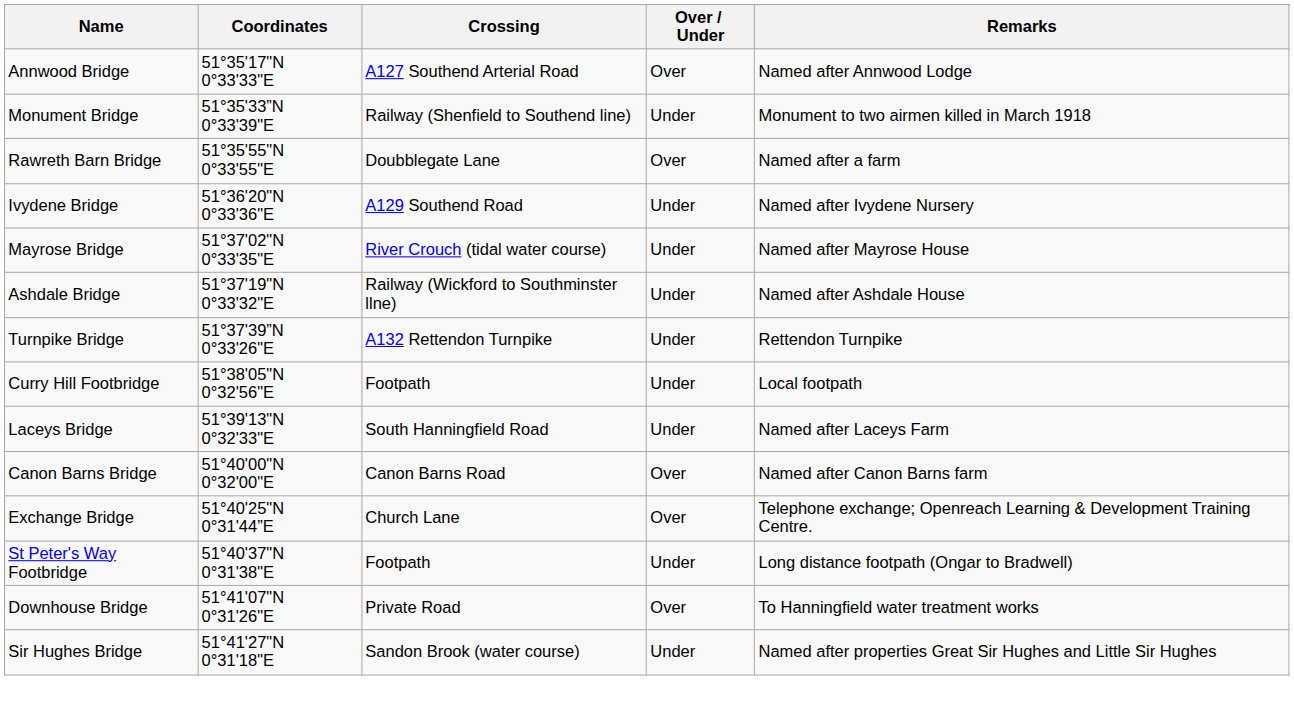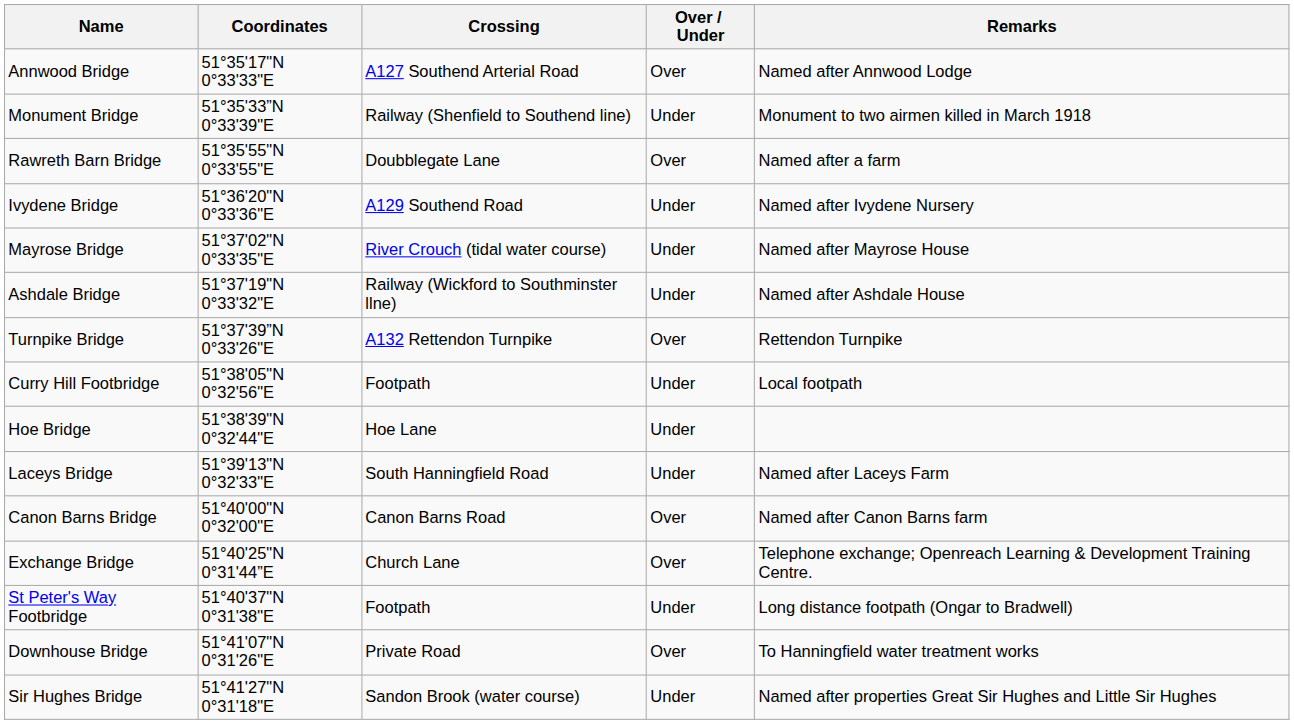(673, 339) Under -> (668, 339) Over
+ row: (50, 428)
